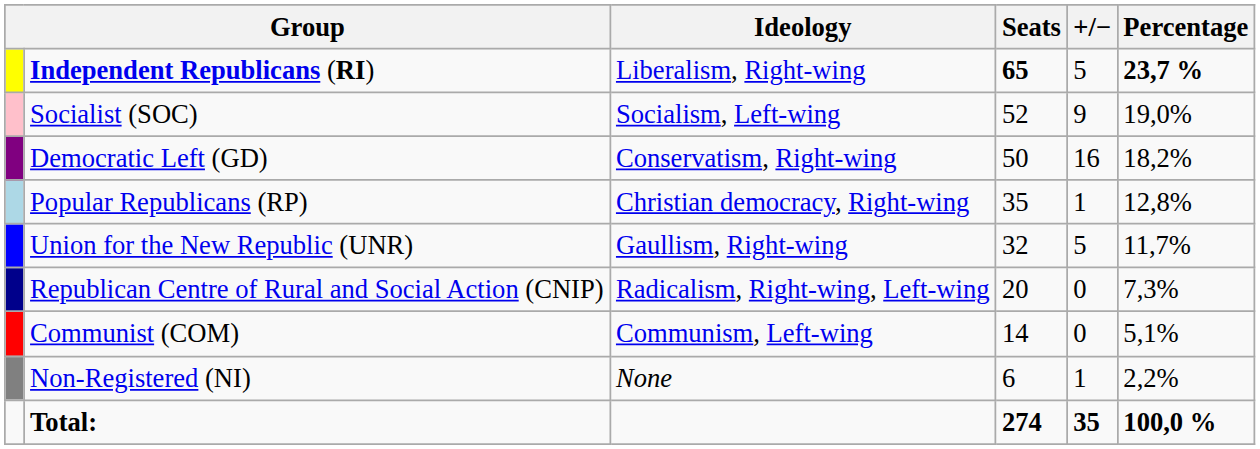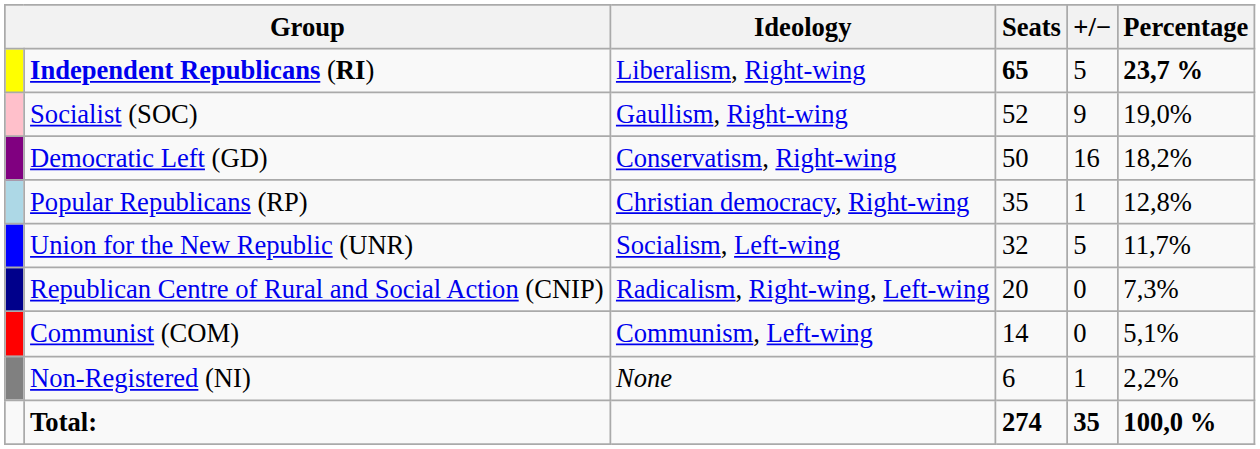(728, 114) Socialism, Left-wing -> (732, 114) Gaullism, Right-wing
(732, 245) Gaullism, Right-wing -> (728, 245) Socialism, Left-wing
